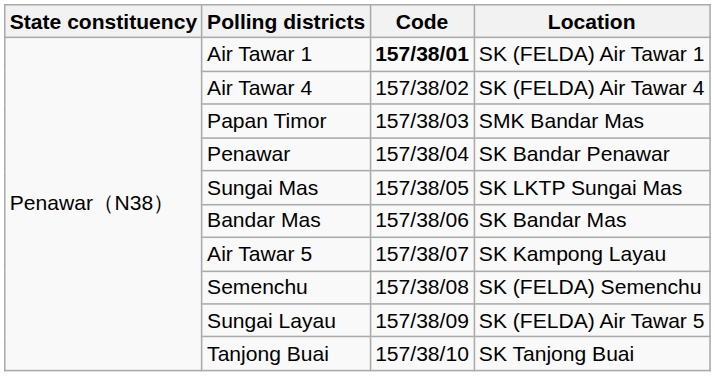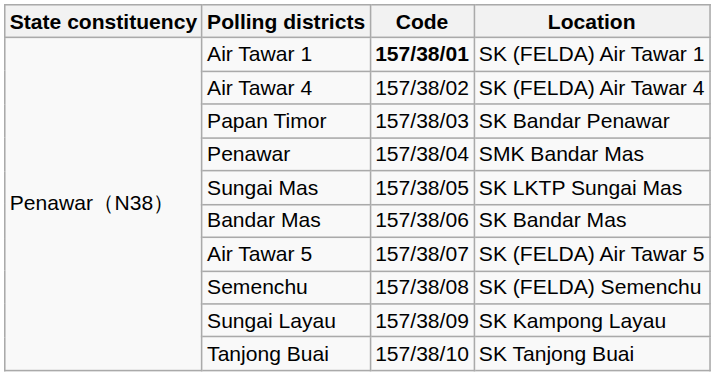(561, 121) SMK Bandar Mas -> (574, 121) SK Bandar Penawar
(574, 154) SK Bandar Penawar -> (561, 154) SMK Bandar Mas
(573, 254) SK Kampong Layau -> (592, 254) SK (FELDA) Air Tawar 5
(592, 320) SK (FELDA) Air Tawar 5 -> (573, 320) SK Kampong Layau
